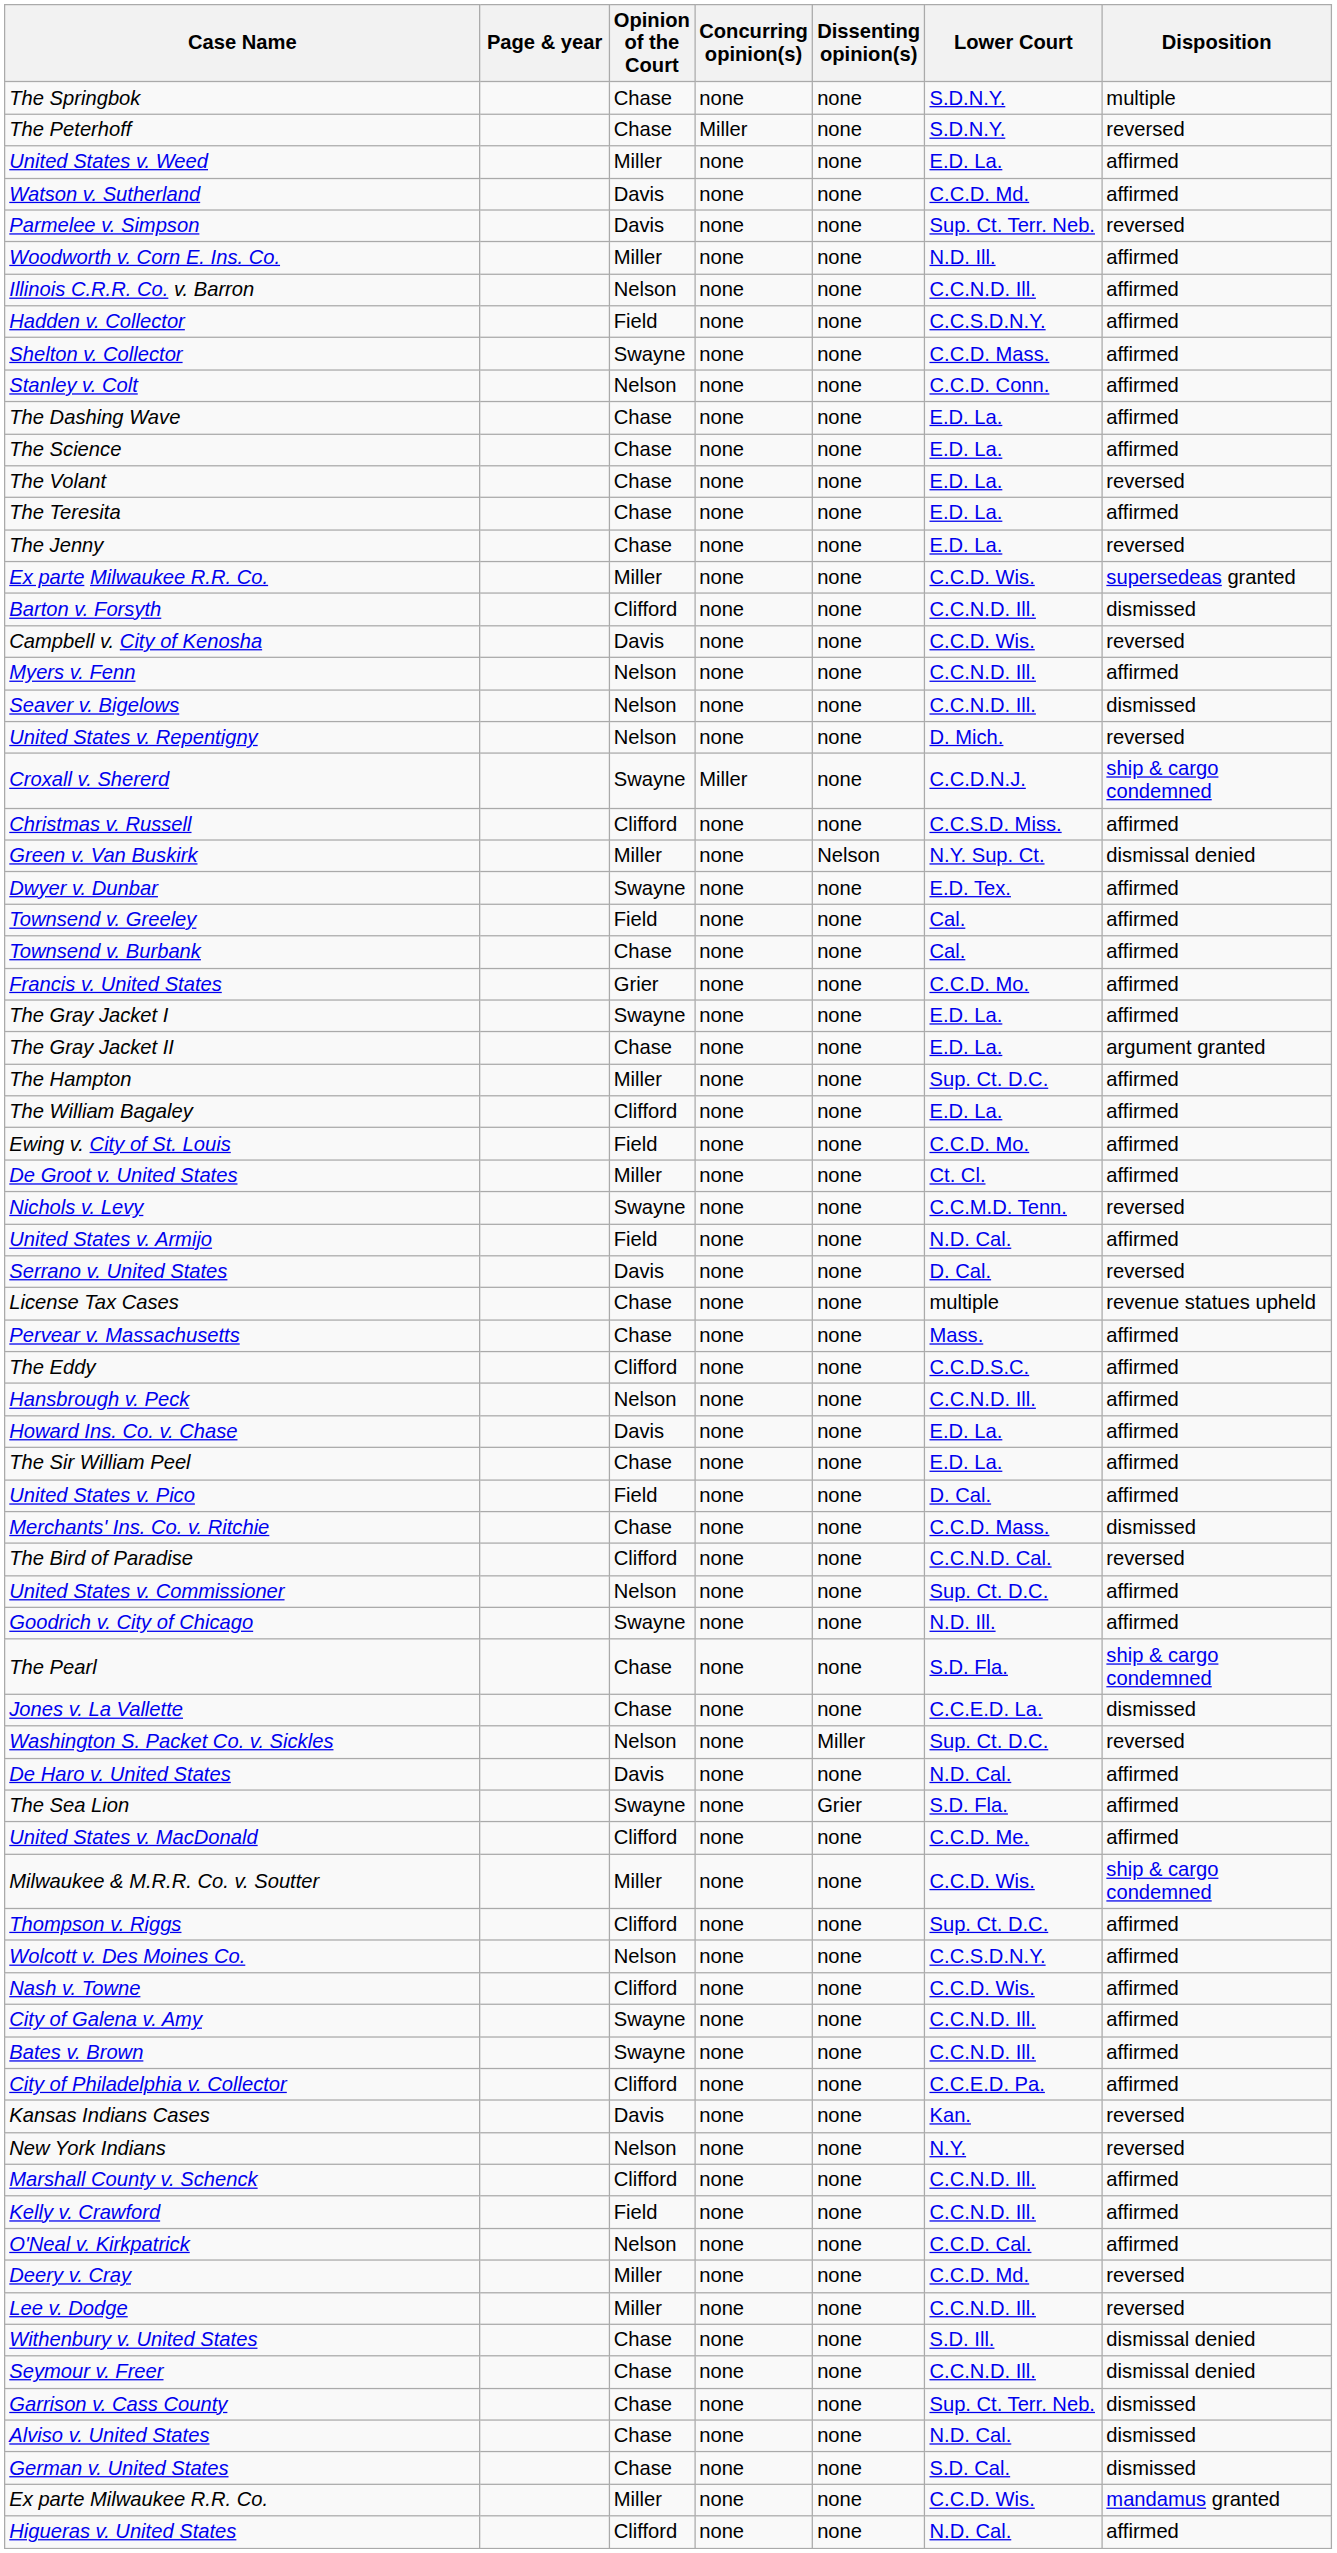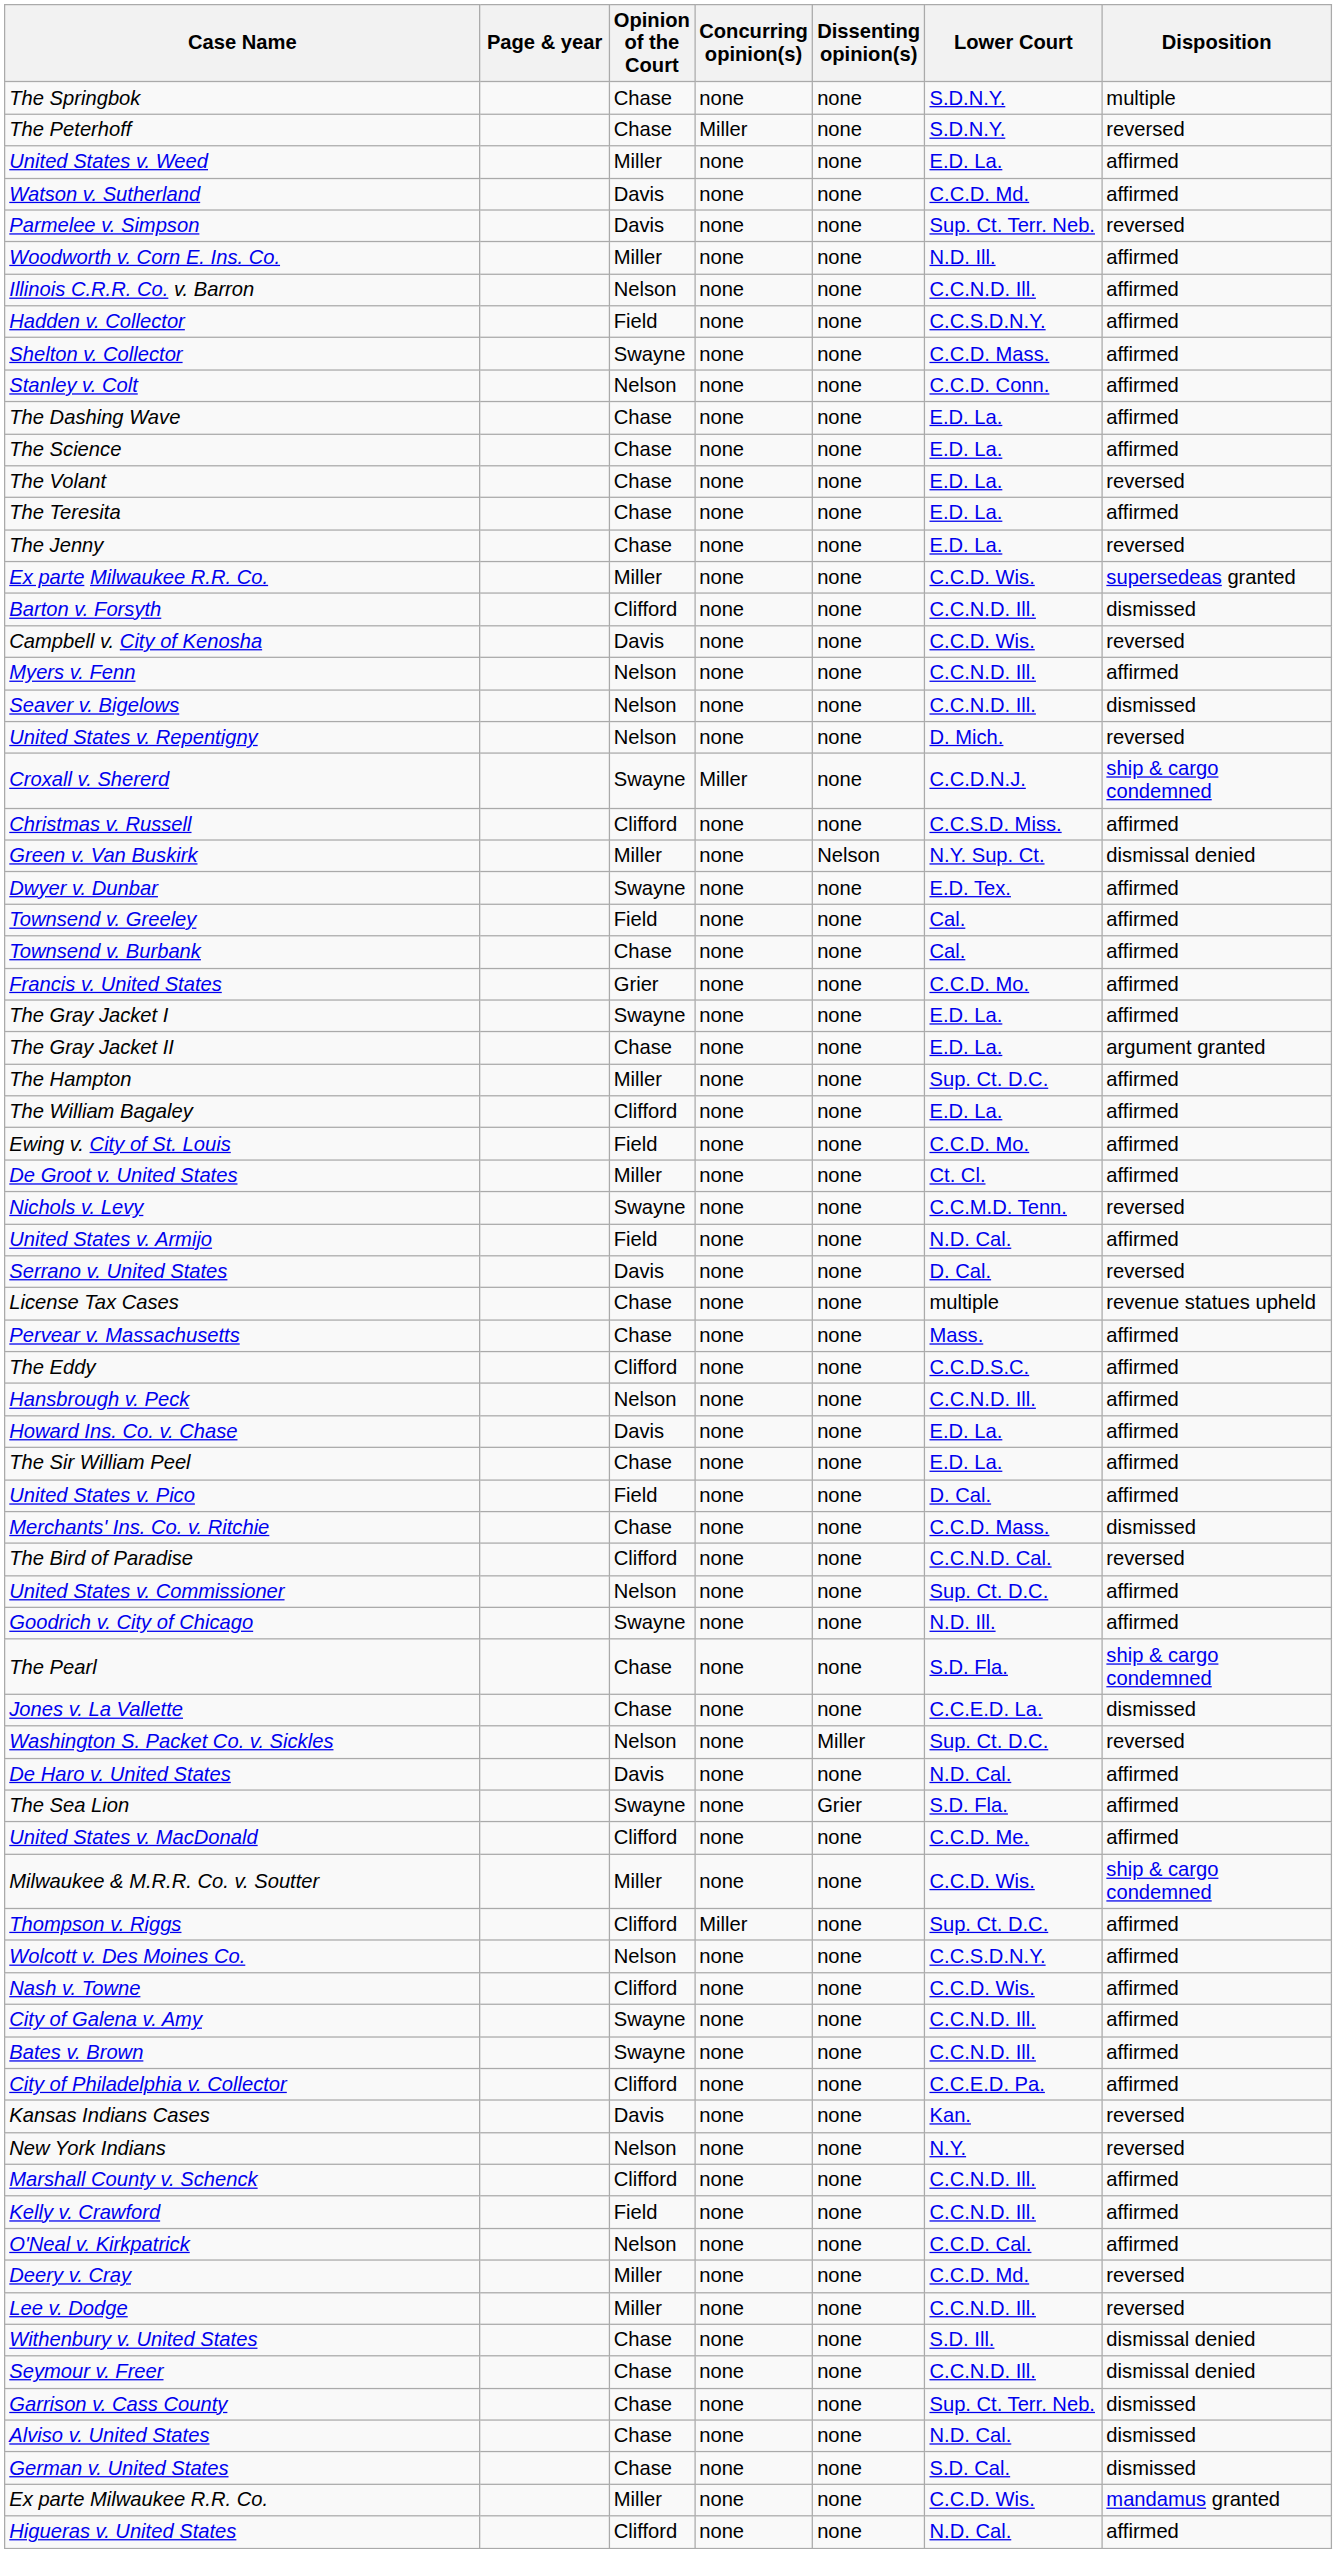(722, 1924) none -> (723, 1924) Miller
